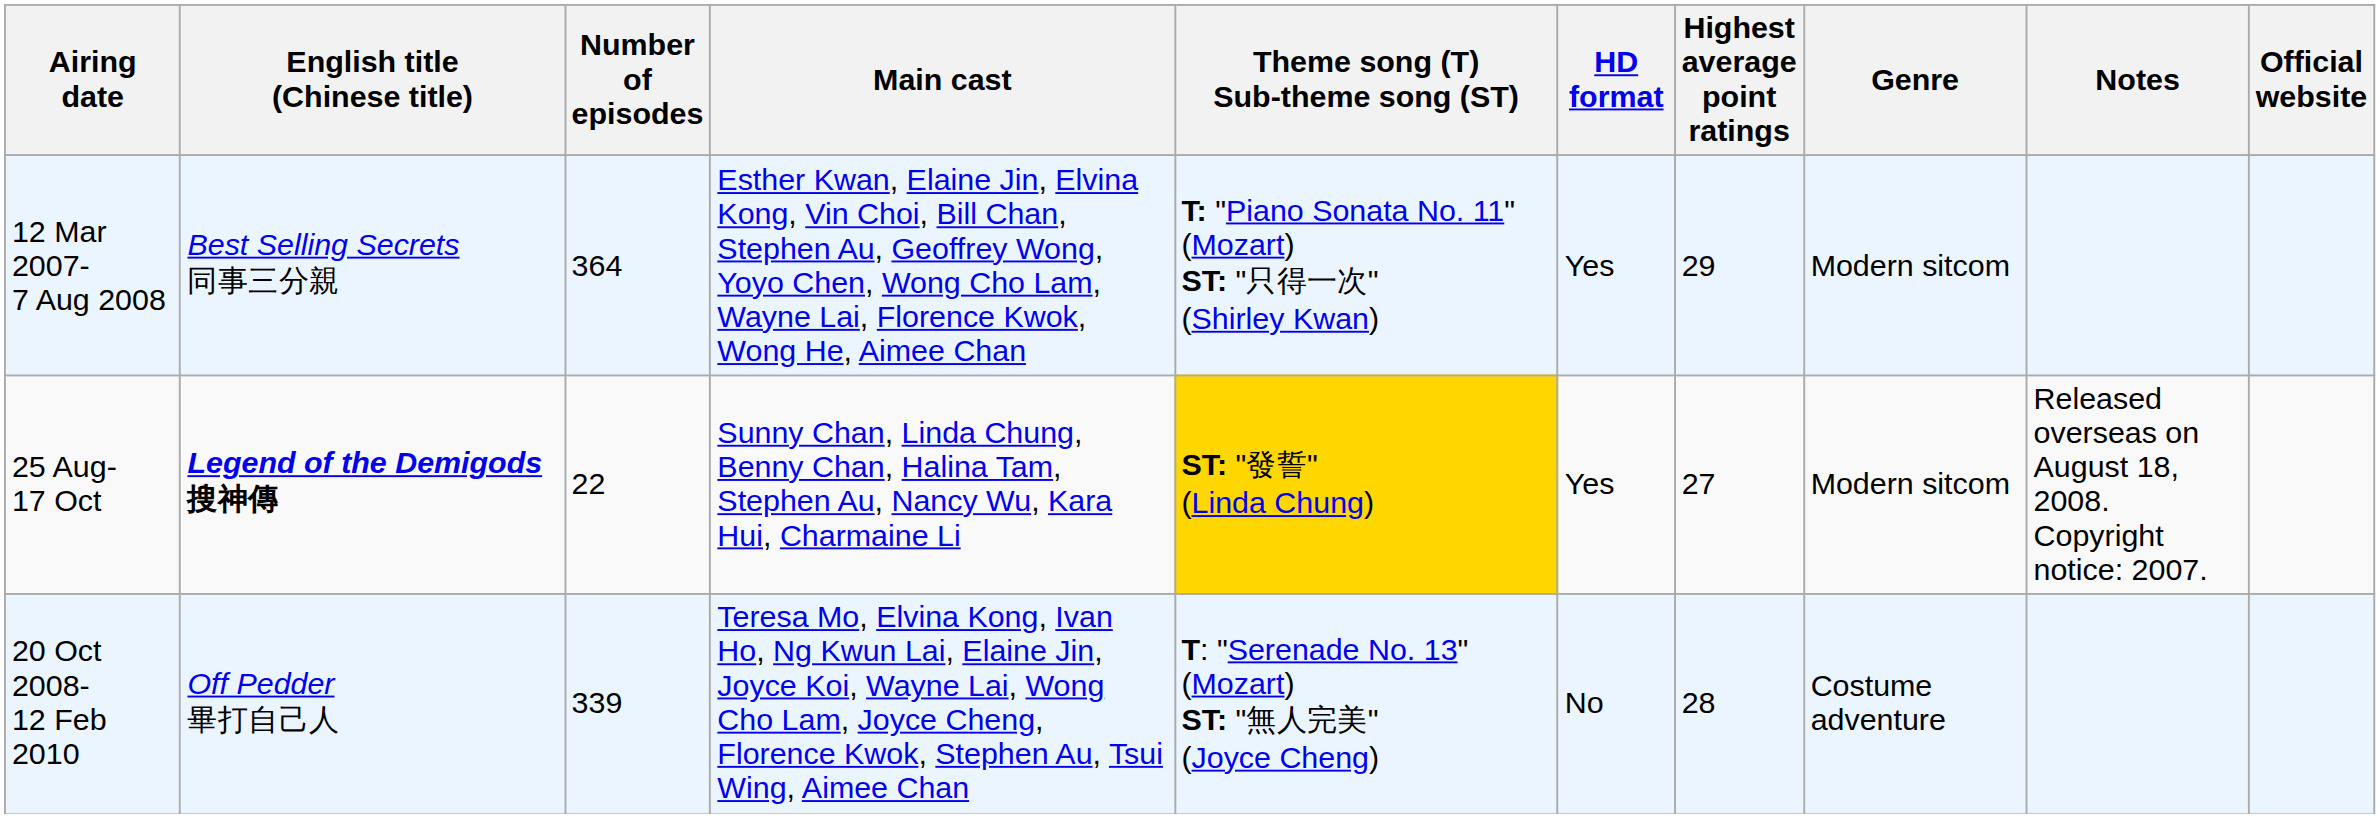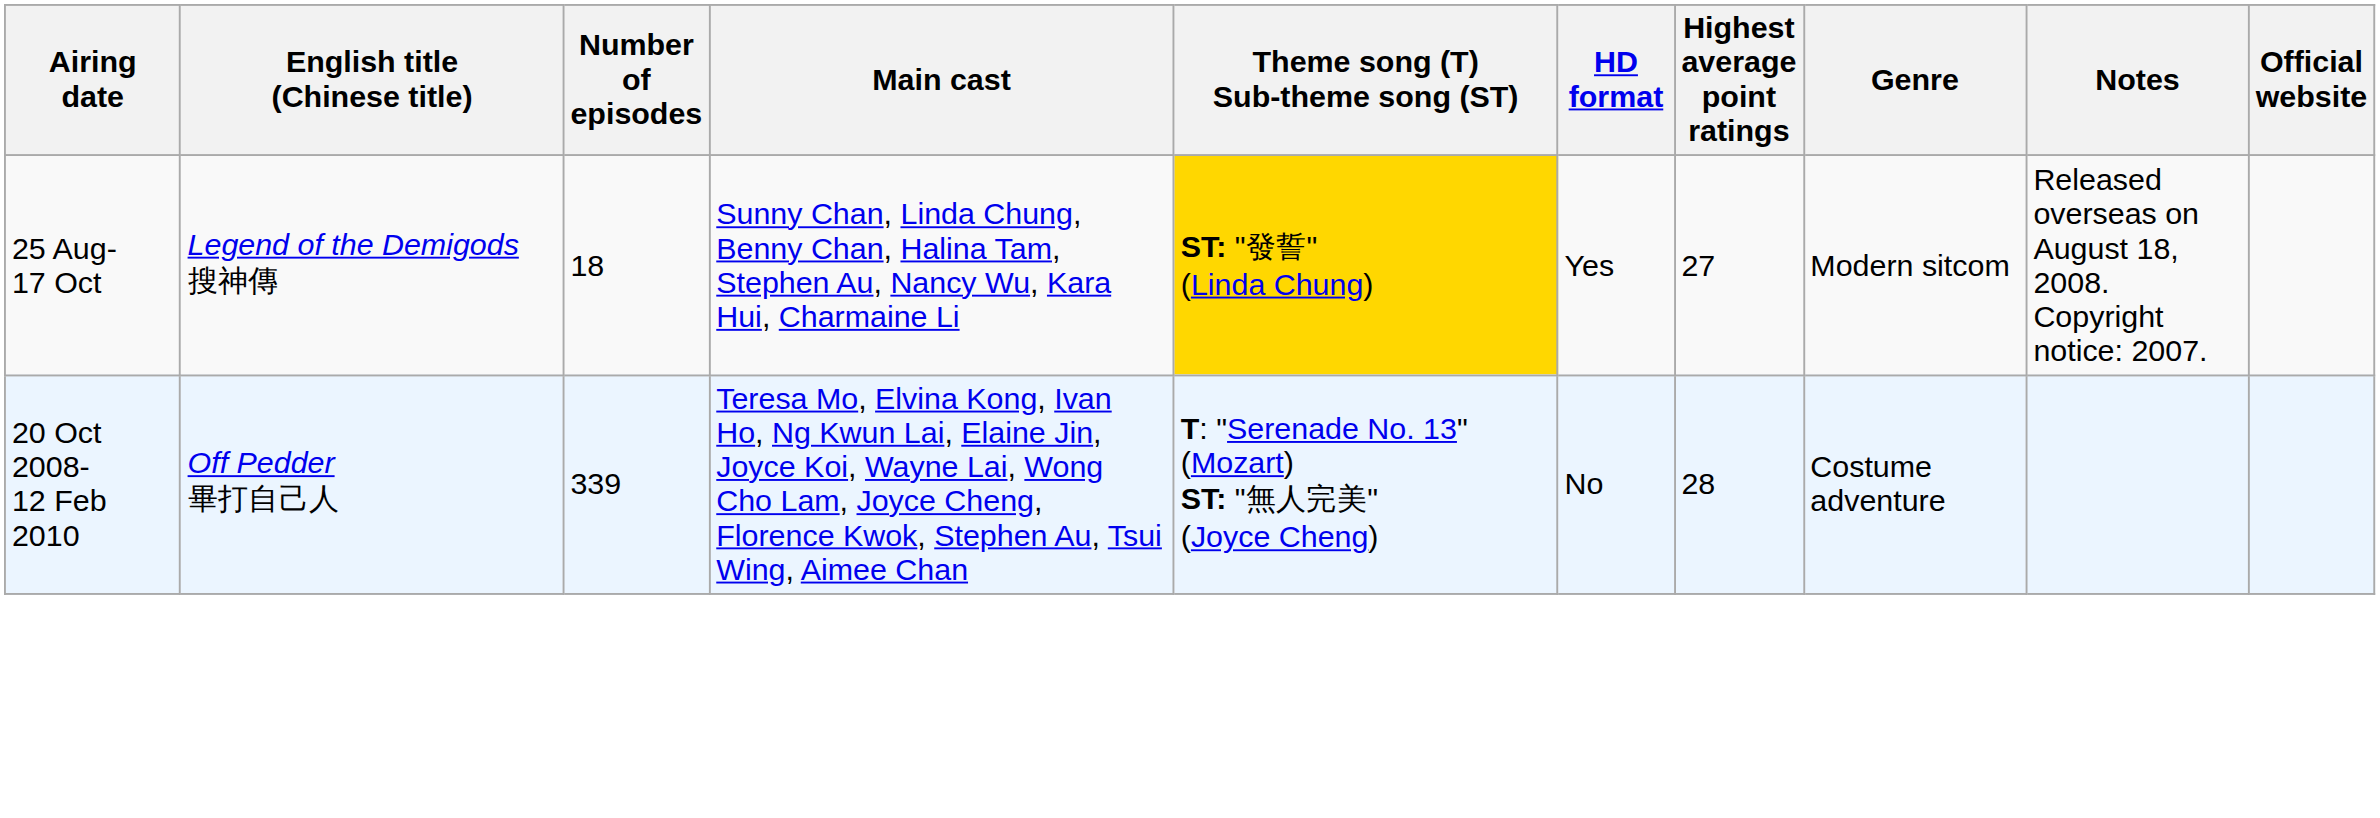- row: (89, 264)
(365, 482) bold -> (353, 263) normal
(588, 484) 22 -> (587, 264) 18
